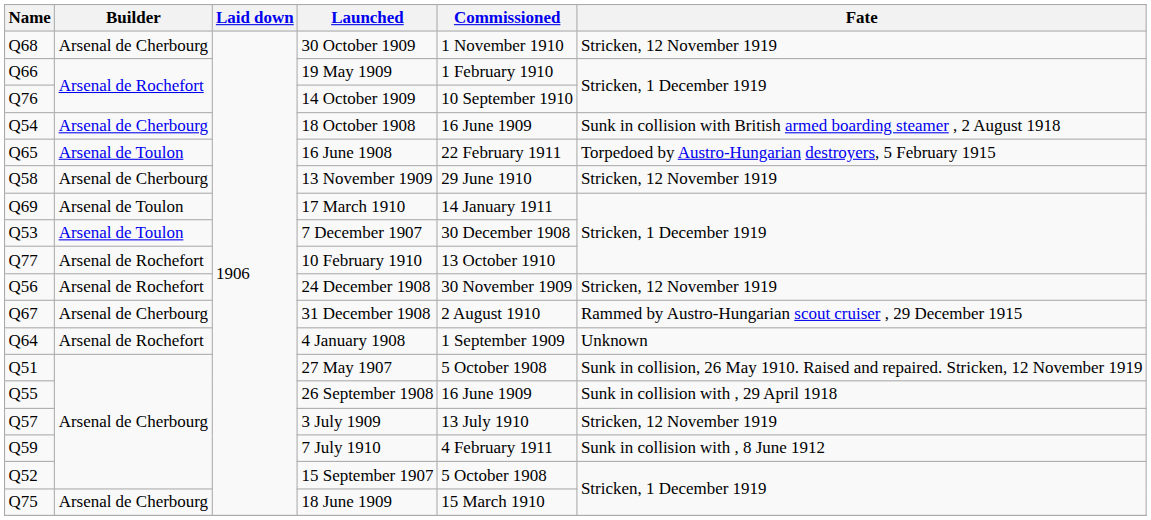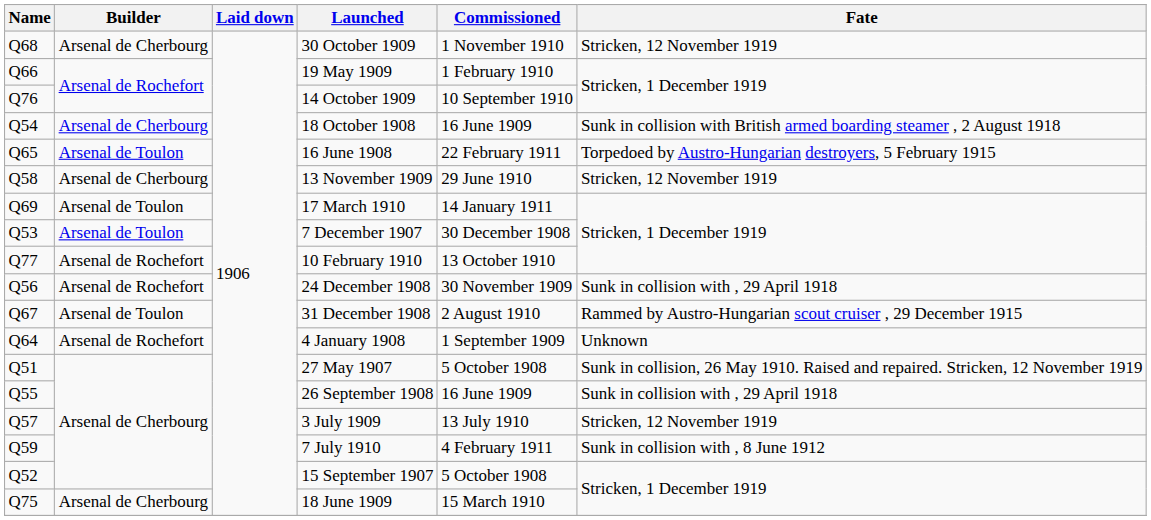(679, 286) Stricken, 12 November 1919 -> (709, 286) Sunk in collision with , 29 April 1918
(133, 313) Arsenal de Cherbourg -> (121, 313) Arsenal de Toulon
